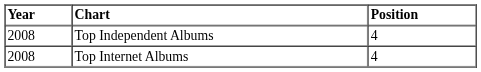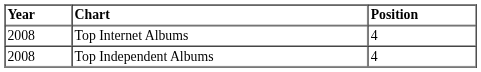rows swapped: (144, 35) <-> (131, 56)
